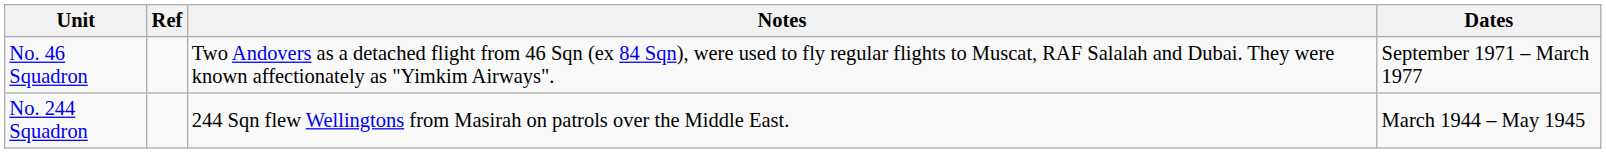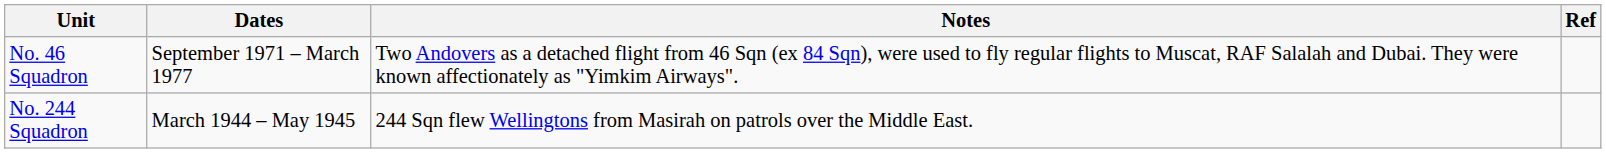columns swapped: (1489, 20) <-> (167, 20)
